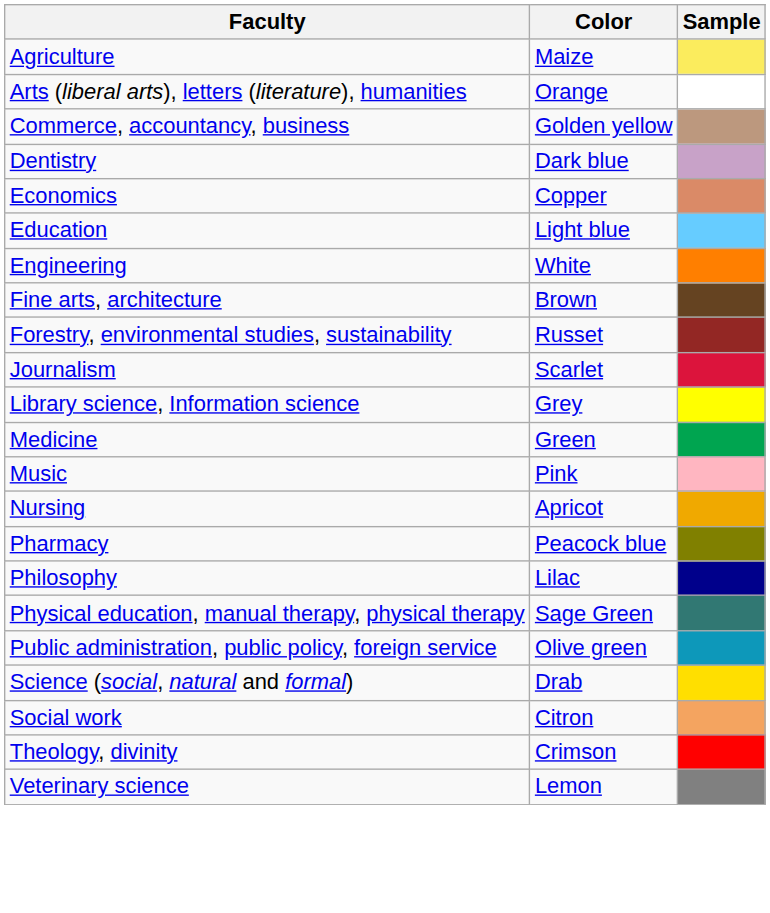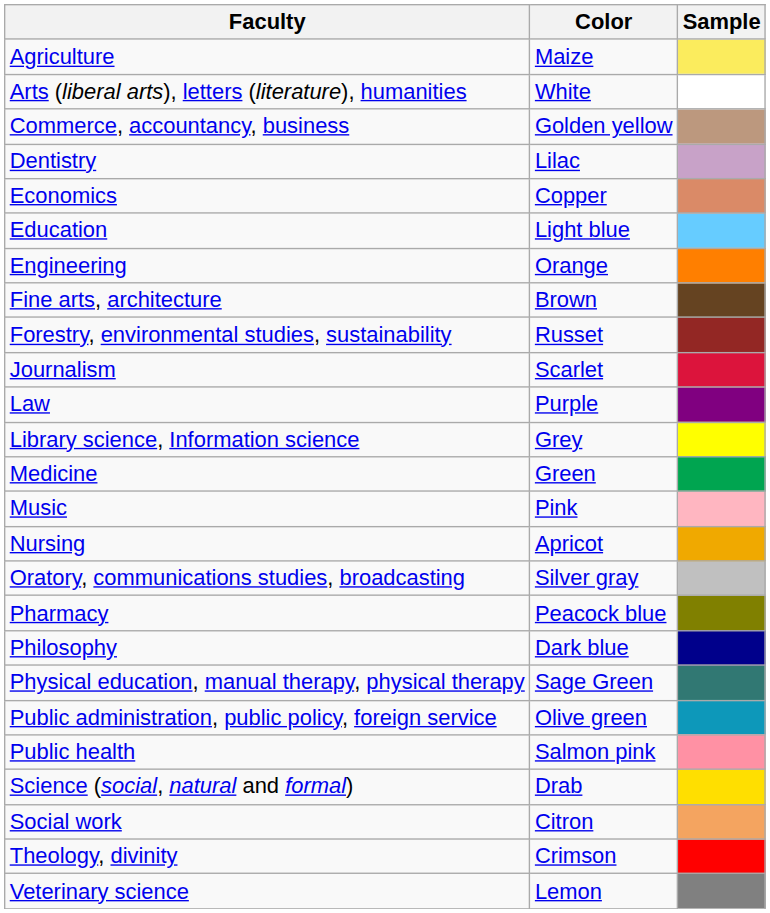(571, 91) Orange -> (563, 91) White
(582, 160) Dark blue -> (557, 160) Lilac
(563, 265) White -> (571, 265) Orange
+ row: (30, 404)
+ row: (237, 578)
(557, 578) Lilac -> (582, 647) Dark blue
+ row: (72, 751)
